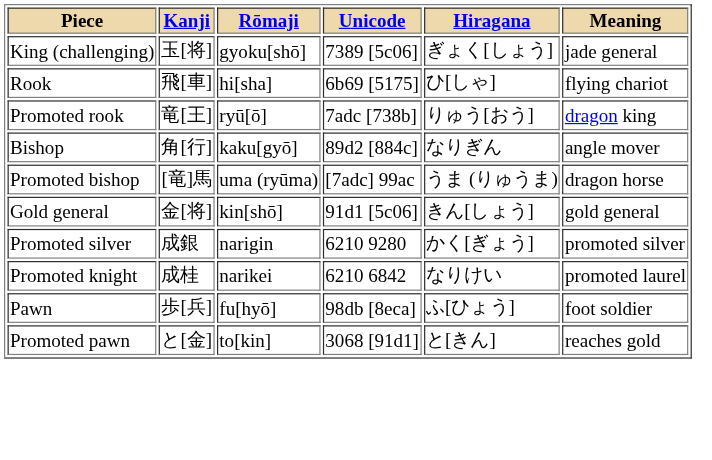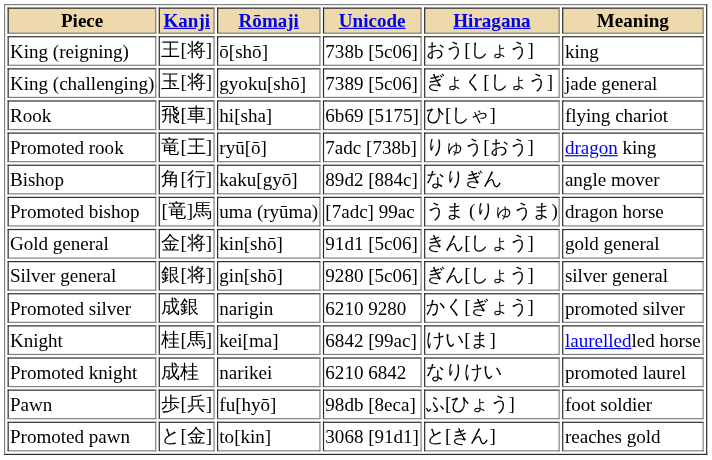+ row: (69, 50)
+ row: (63, 275)
+ row: (36, 340)
